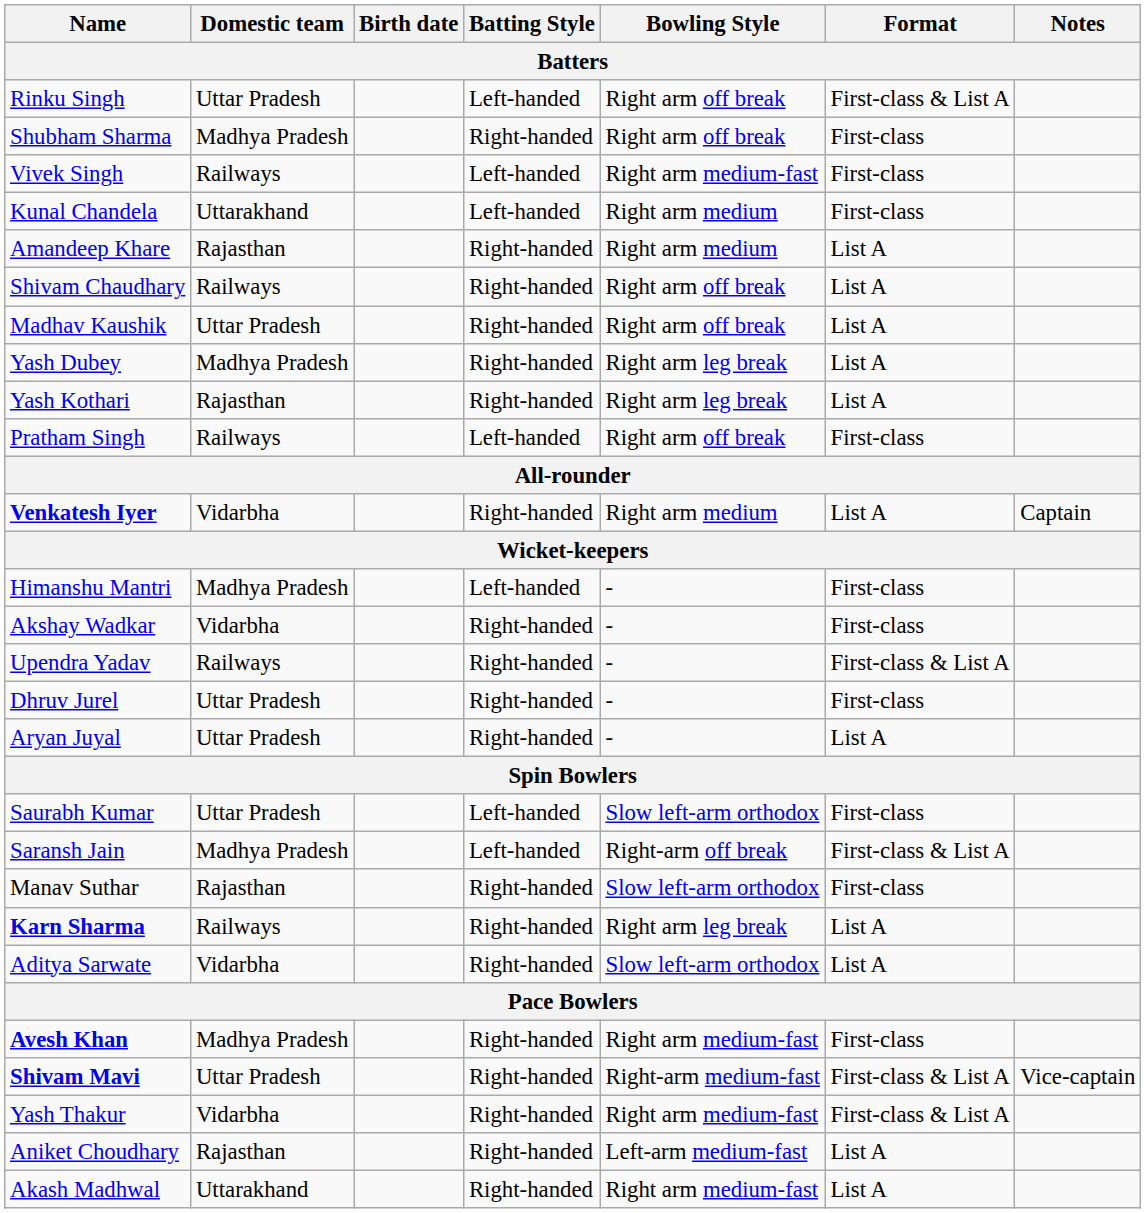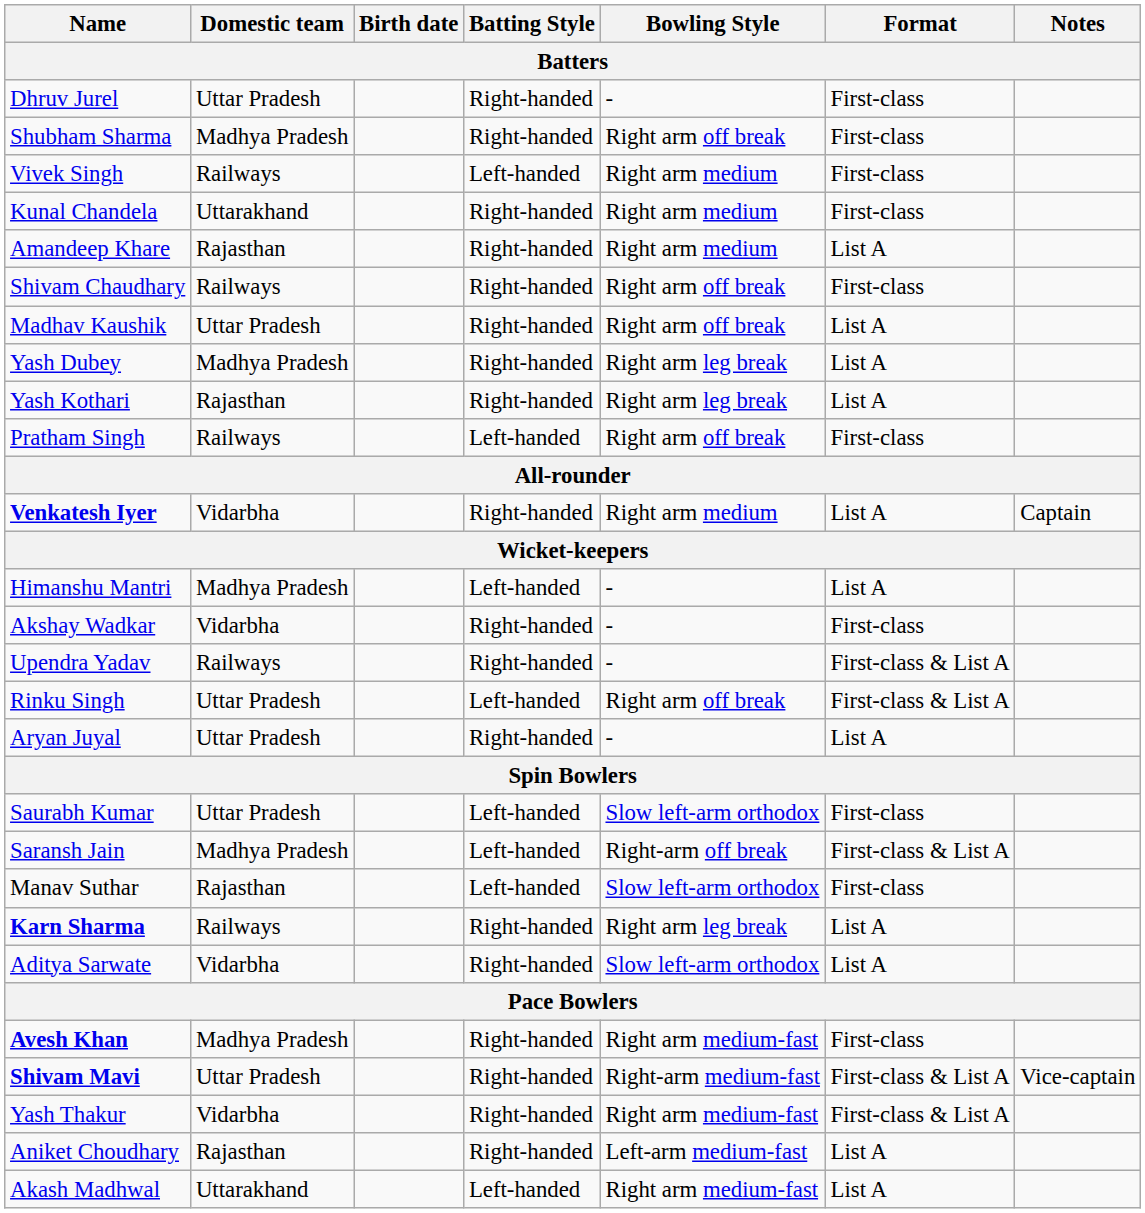rows swapped: (67, 98) <-> (64, 700)
(712, 173) Right arm medium-fast -> (692, 173) Right arm medium
(525, 211) Left-handed -> (531, 211) Right-handed
(859, 286) List A -> (877, 286) First-class
(877, 587) First-class -> (859, 587) List A
(531, 888) Right-handed -> (525, 888) Left-handed
(531, 1188) Right-handed -> (525, 1188) Left-handed
